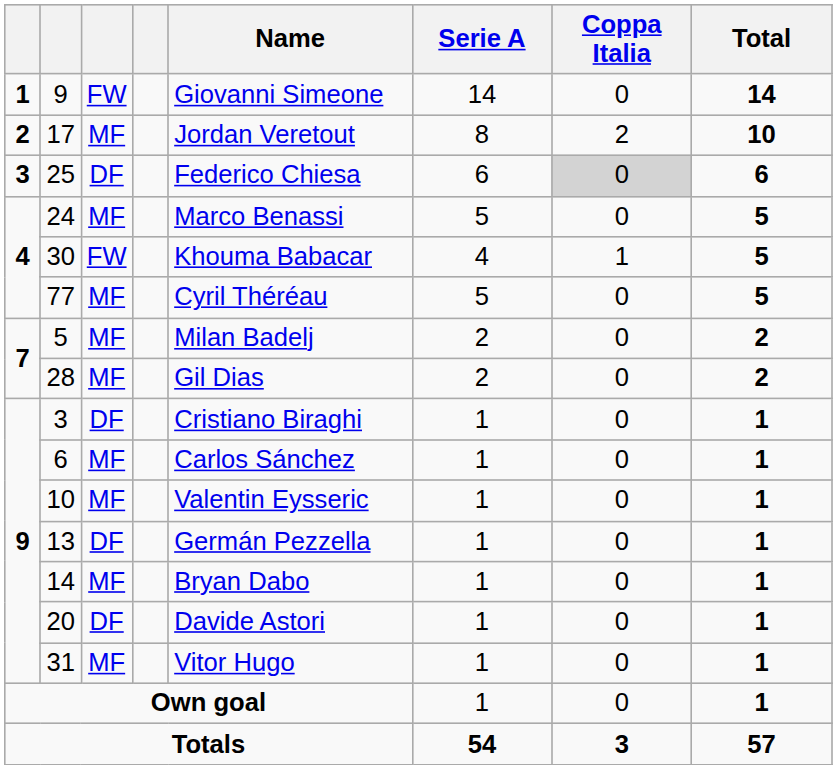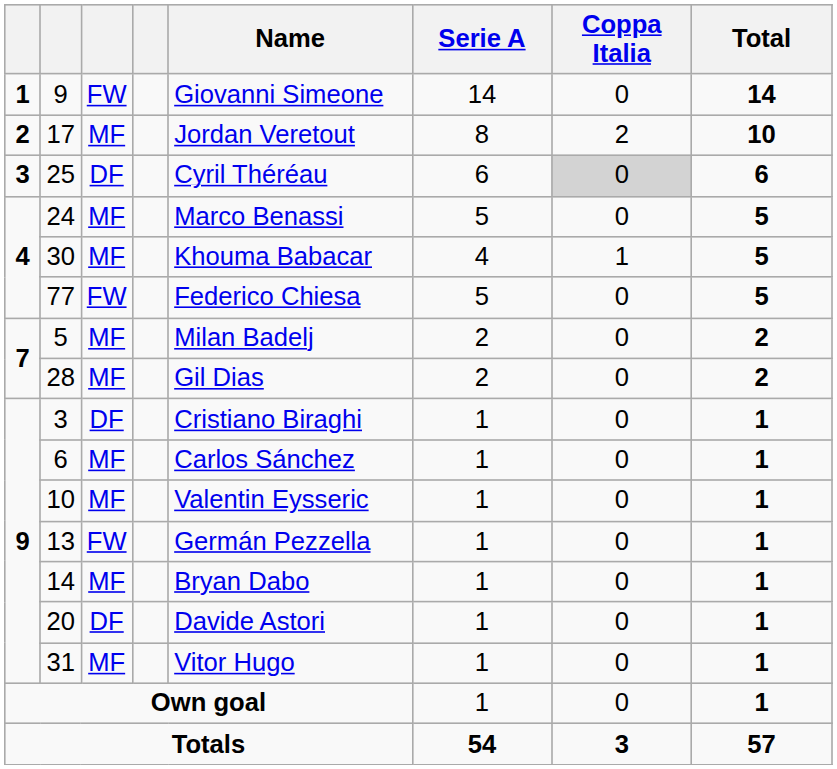(267, 175) Federico Chiesa -> (251, 175) Cyril Théréau
(107, 256) FW -> (107, 256) MF
(107, 297) MF -> (107, 297) FW
(251, 297) Cyril Théréau -> (267, 297) Federico Chiesa
(107, 540) DF -> (107, 540) FW
